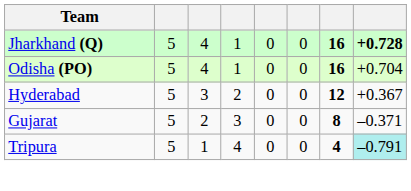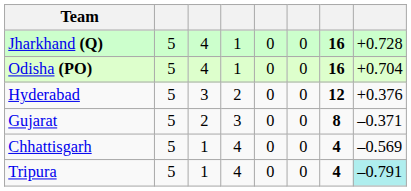(380, 43) bold -> (380, 43) normal
(380, 95) +0.367 -> (380, 95) +0.376
+ row: (50, 146)
